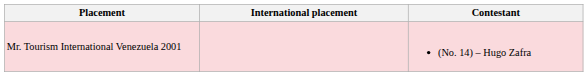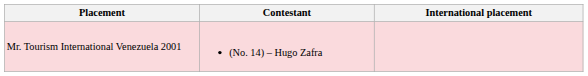columns swapped: (496, 13) <-> (304, 13)
